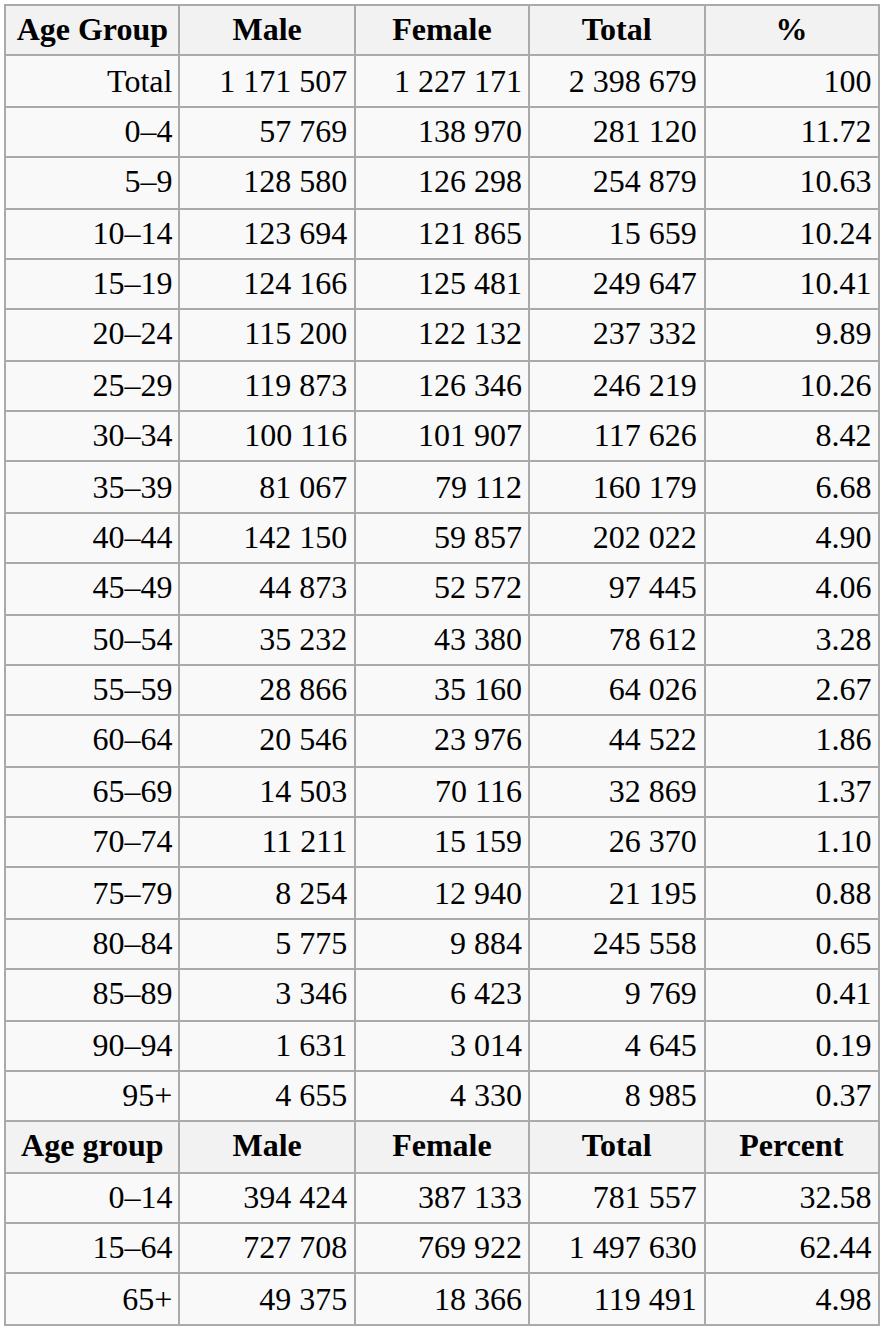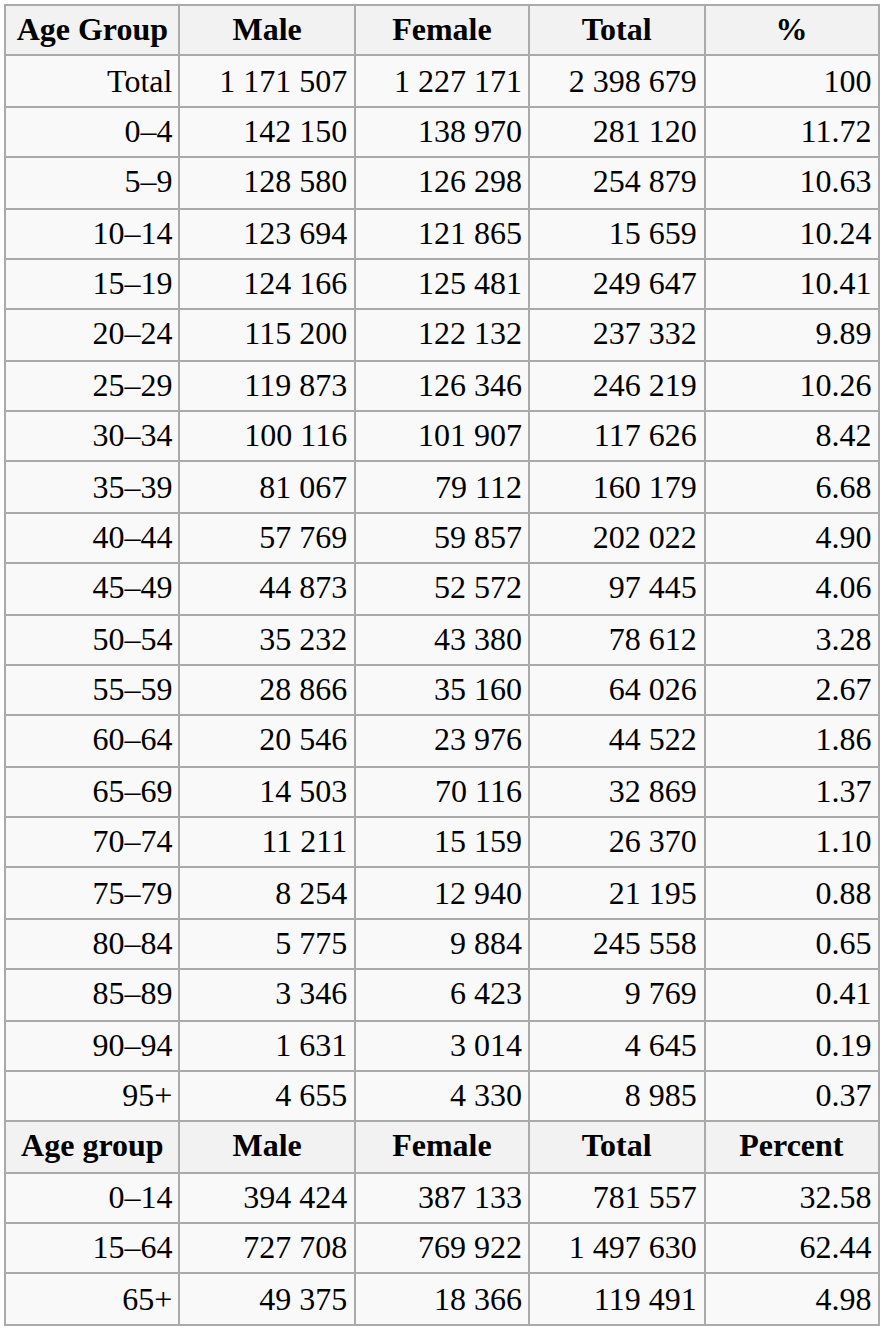(303, 131) 57 769 -> (295, 131) 142 150
(295, 537) 142 150 -> (303, 537) 57 769
